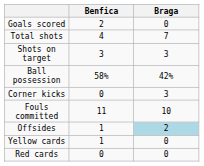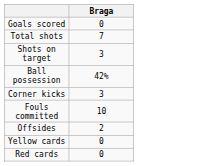- column: (101, 11)
(166, 129) lightblue background -> (101, 129) no background
